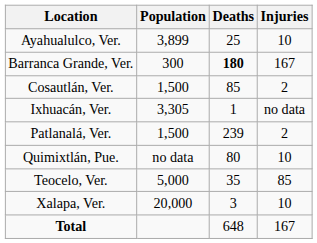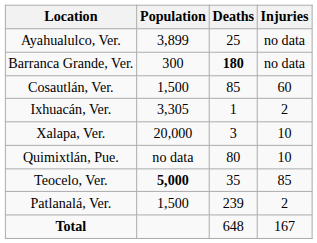(285, 40) 10 -> (285, 40) no data
(285, 63) 167 -> (285, 63) no data
(285, 87) 2 -> (285, 87) 60
(285, 110) no data -> (285, 110) 2
rows swapped: (71, 133) <-> (71, 203)
(173, 180) normal -> (173, 180) bold
